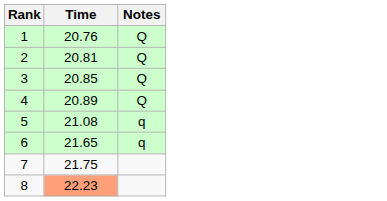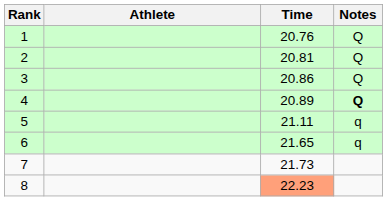+ column: (152, 15)
(81, 79) 20.85 -> (297, 79) 20.86
(142, 100) normal -> (358, 100) bold
(81, 121) 21.08 -> (297, 121) 21.11
(81, 164) 21.75 -> (297, 164) 21.73
